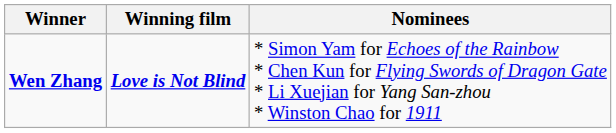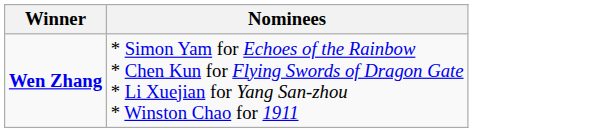- column: (178, 19)
